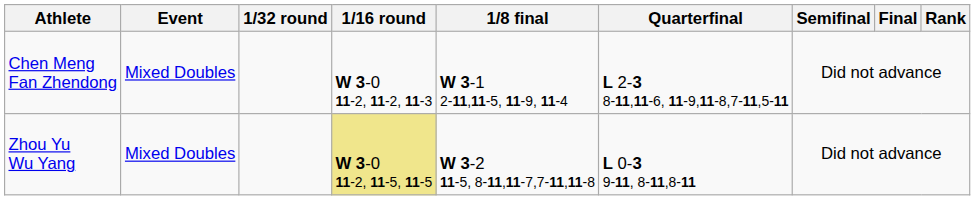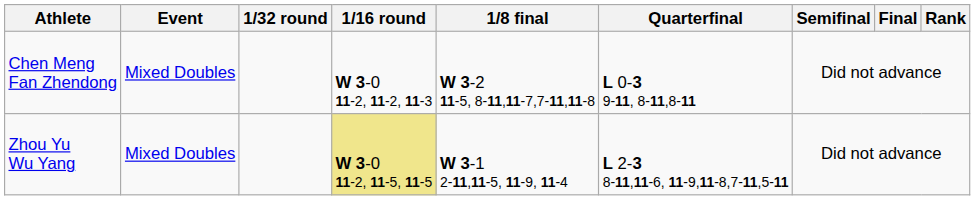(504, 91) W 3-1 2-11,11-5, 11-9, 11-4 -> (517, 91) W 3-2 11-5, 8-11,11-7,7-11,11-8
(696, 91) L 2-3 8-11,11-6, 11-9,11-8,7-11,5-11 -> (649, 91) L 0-3 9-11, 8-11,8-11
(517, 173) W 3-2 11-5, 8-11,11-7,7-11,11-8 -> (504, 173) W 3-1 2-11,11-5, 11-9, 11-4
(649, 173) L 0-3 9-11, 8-11,8-11 -> (696, 173) L 2-3 8-11,11-6, 11-9,11-8,7-11,5-11
